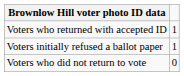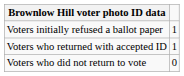rows swapped: (85, 46) <-> (87, 29)
